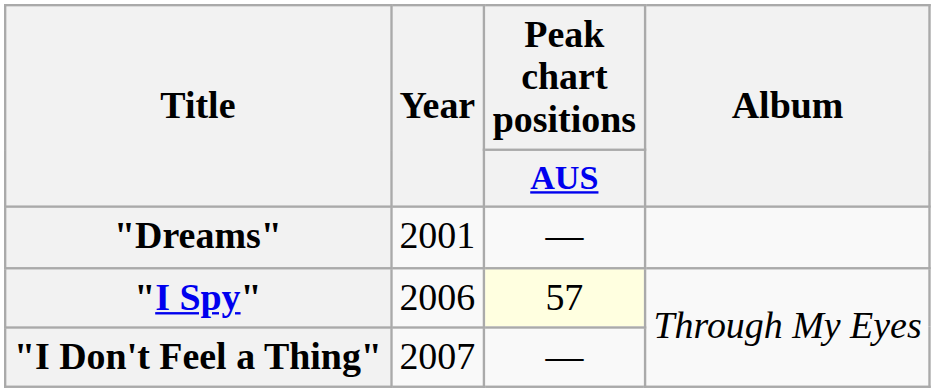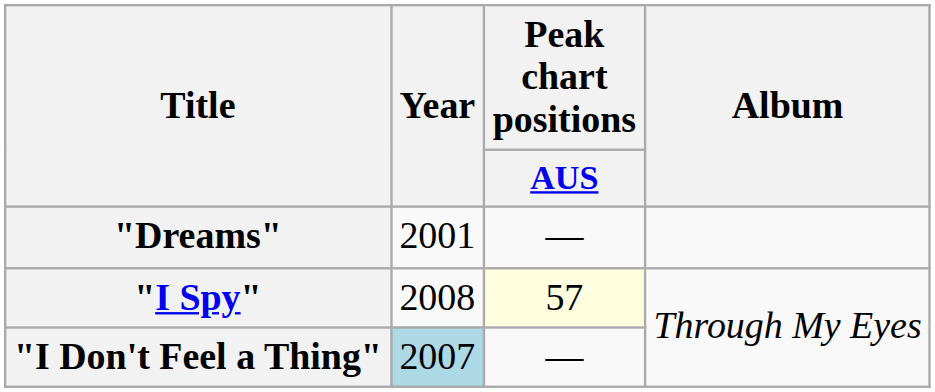(437, 296) 2006 -> (437, 296) 2008
(437, 356) no background -> (437, 356) lightblue background
